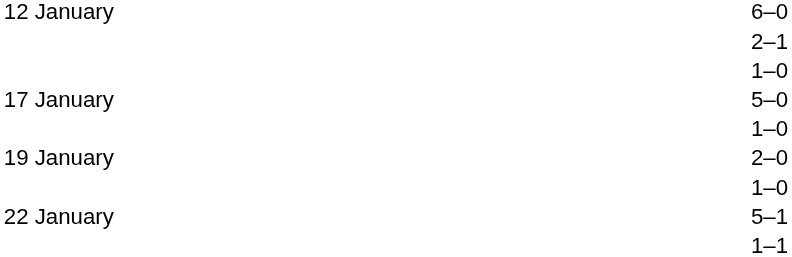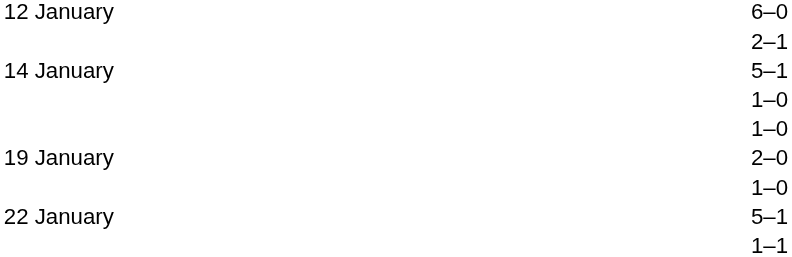+ row: (59, 70)
- row: (59, 99)
